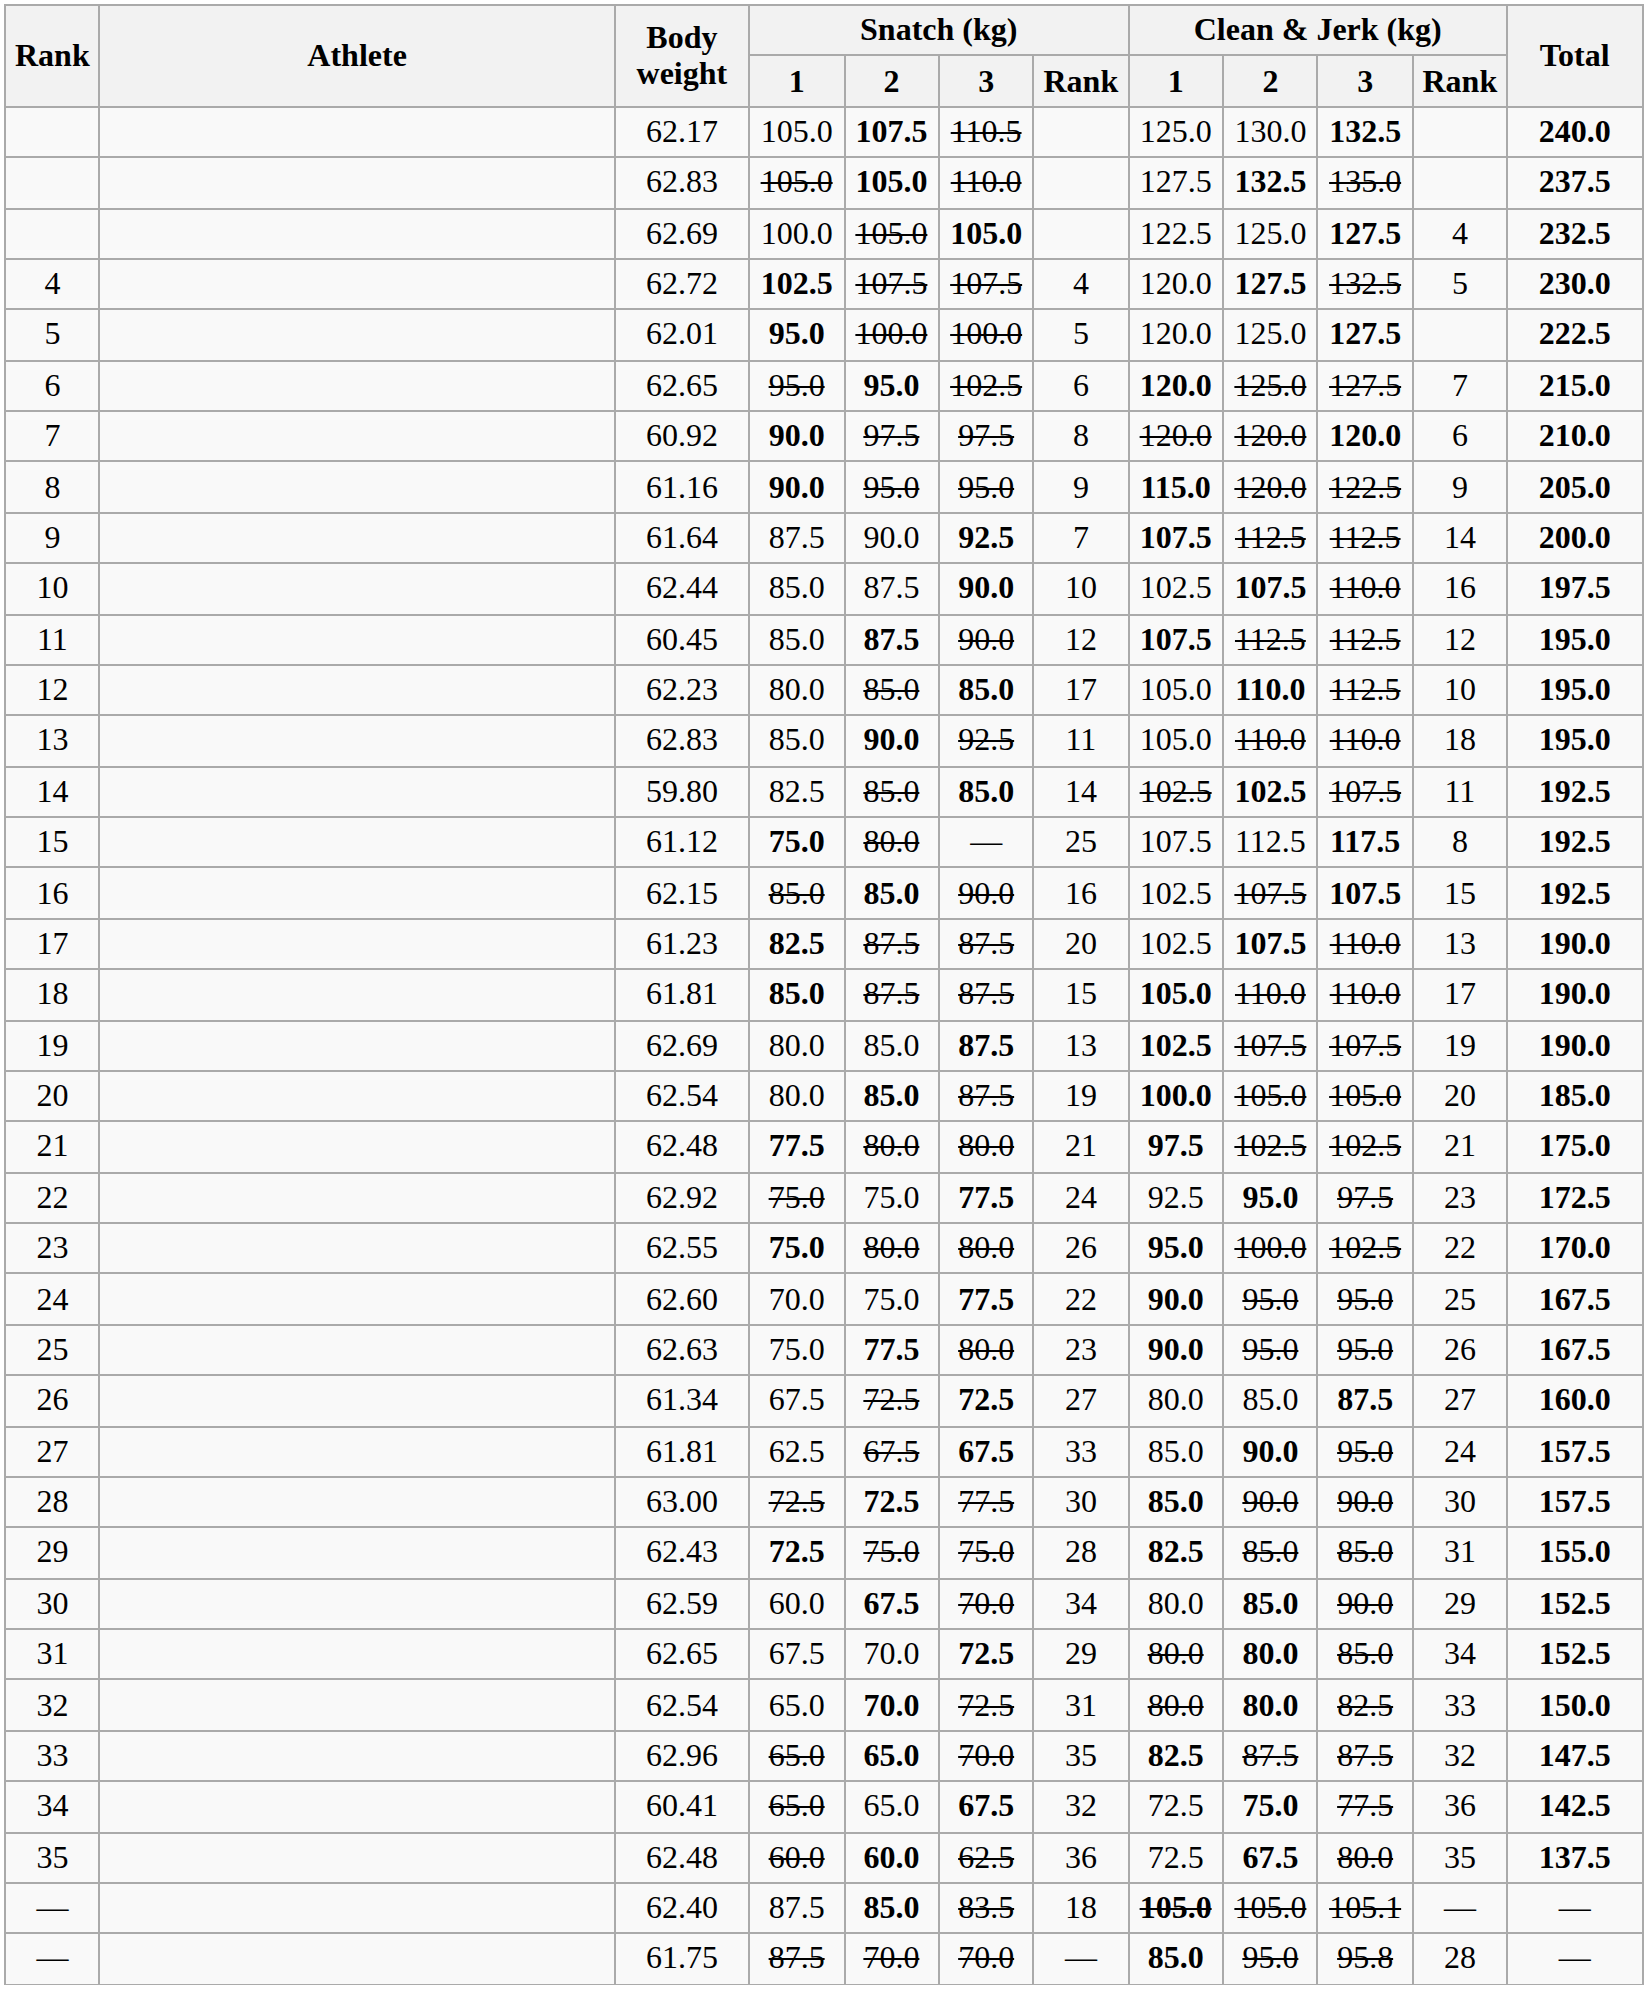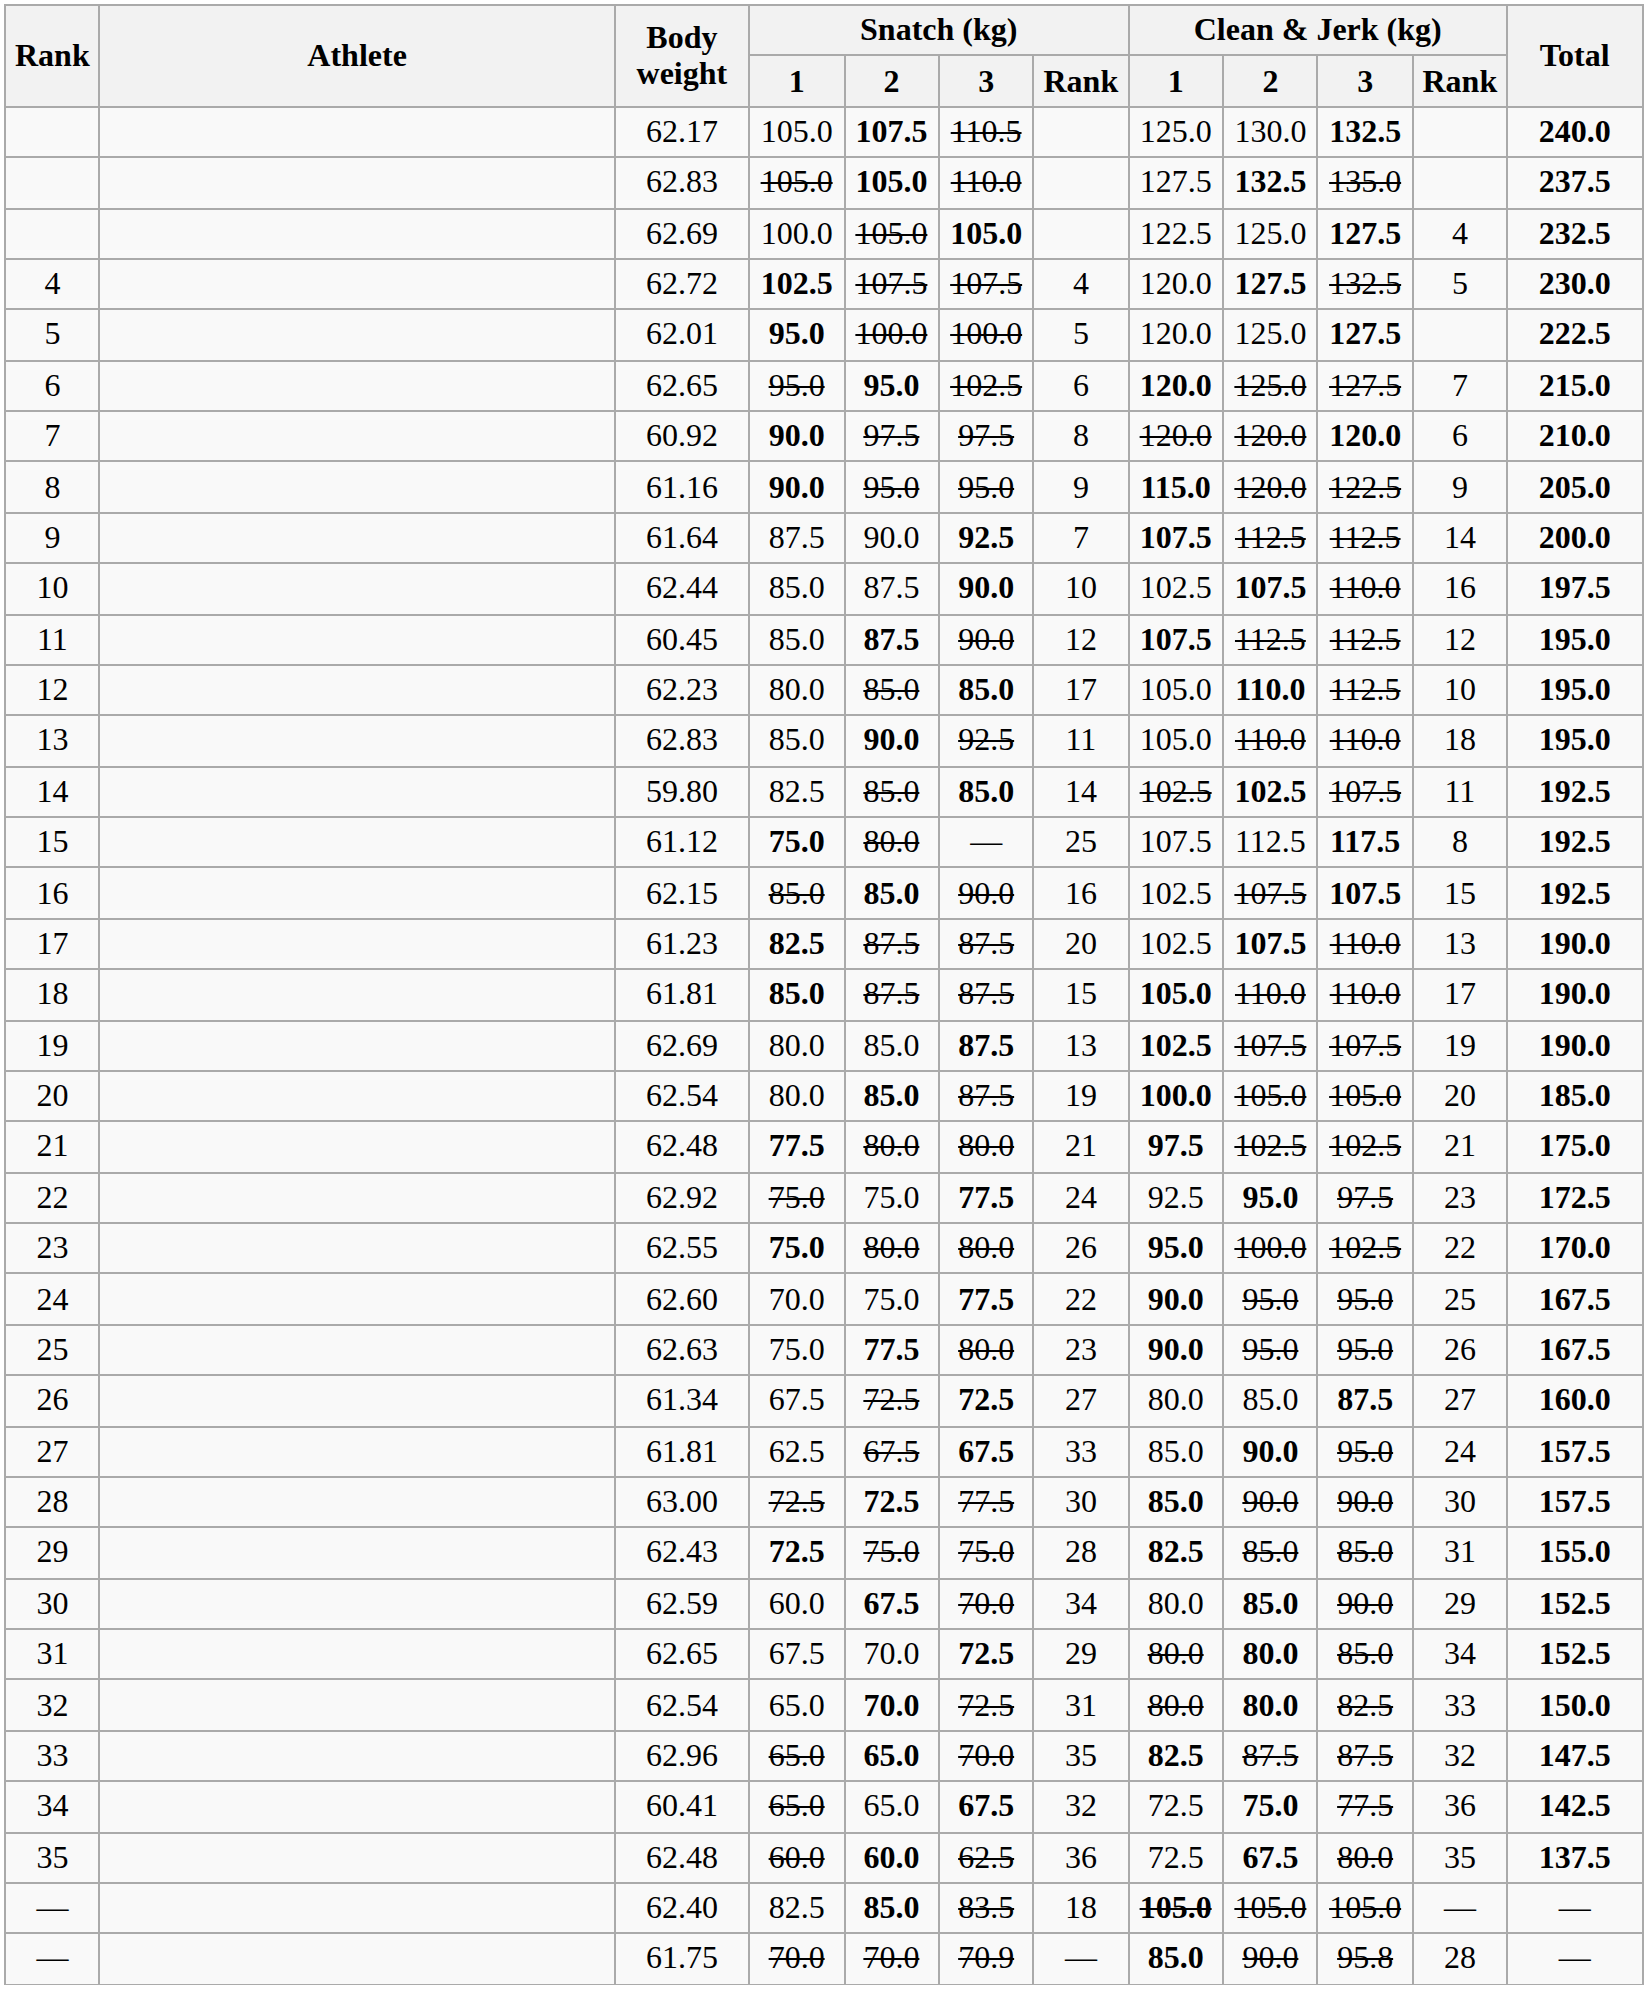(797, 1907) 87.5 -> (797, 1907) 82.5
(1365, 1907) 105.1 -> (1365, 1907) 105.0
(797, 1958) 87.5 -> (797, 1958) 70.0
(986, 1958) 70.0 -> (986, 1958) 70.9
(1270, 1958) 95.0 -> (1270, 1958) 90.0
